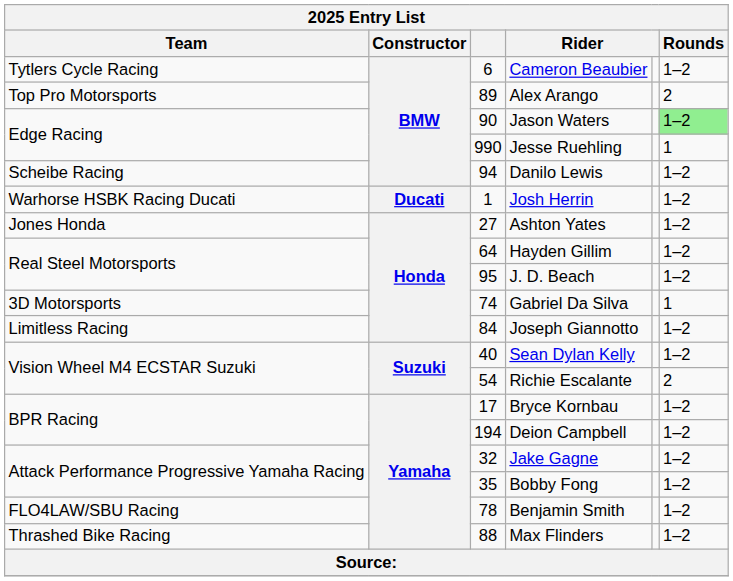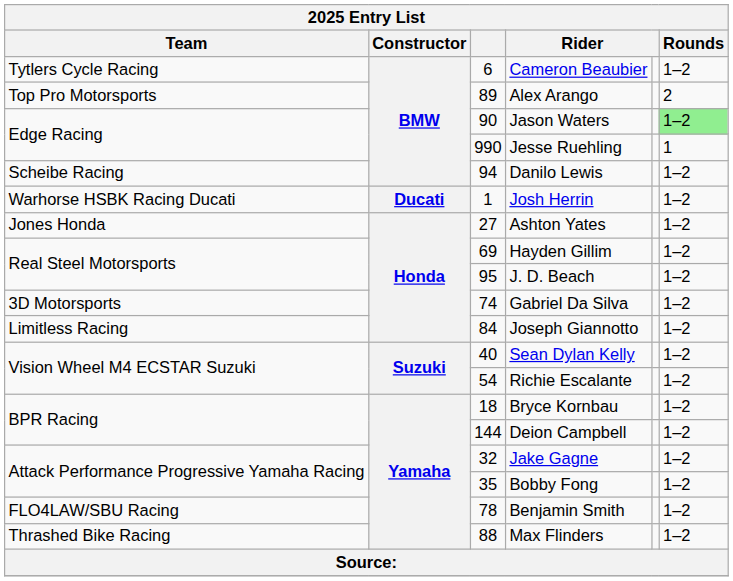(488, 251) 64 -> (488, 251) 69
(668, 303) 1 -> (677, 303) 1–2
(668, 380) 2 -> (677, 380) 1–2
(488, 406) 17 -> (488, 406) 18
(488, 432) 194 -> (488, 432) 144
